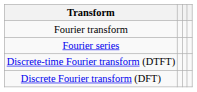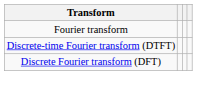- row: (91, 45)
